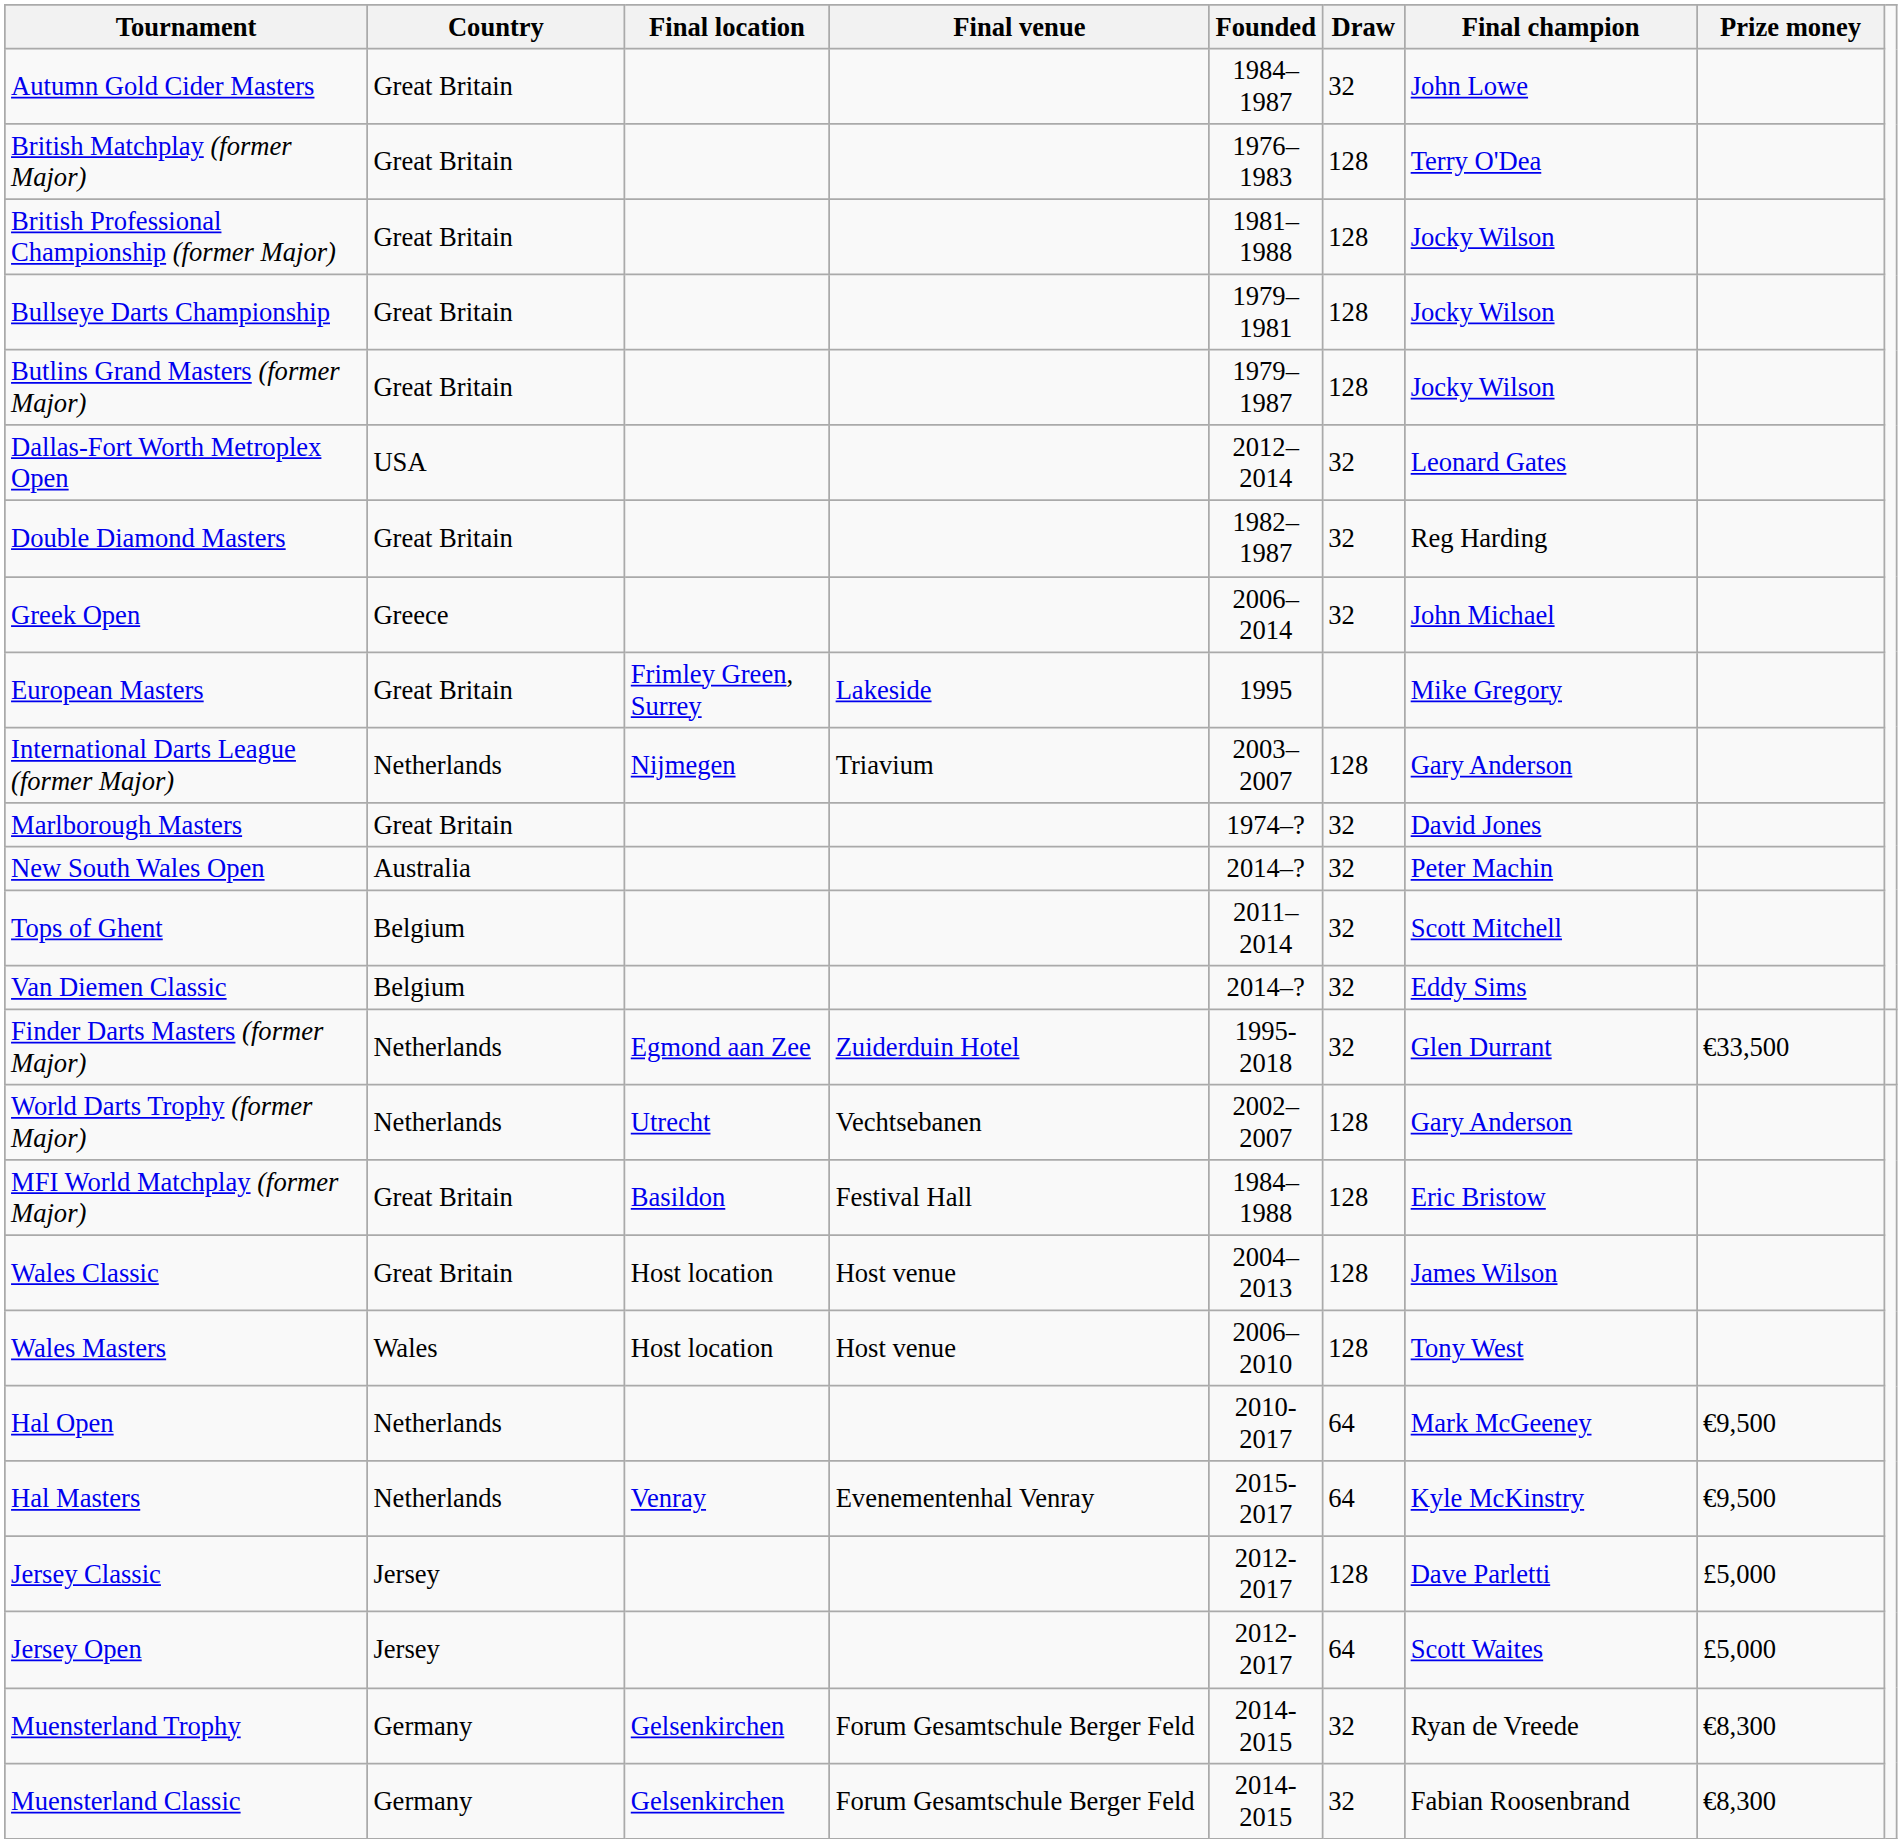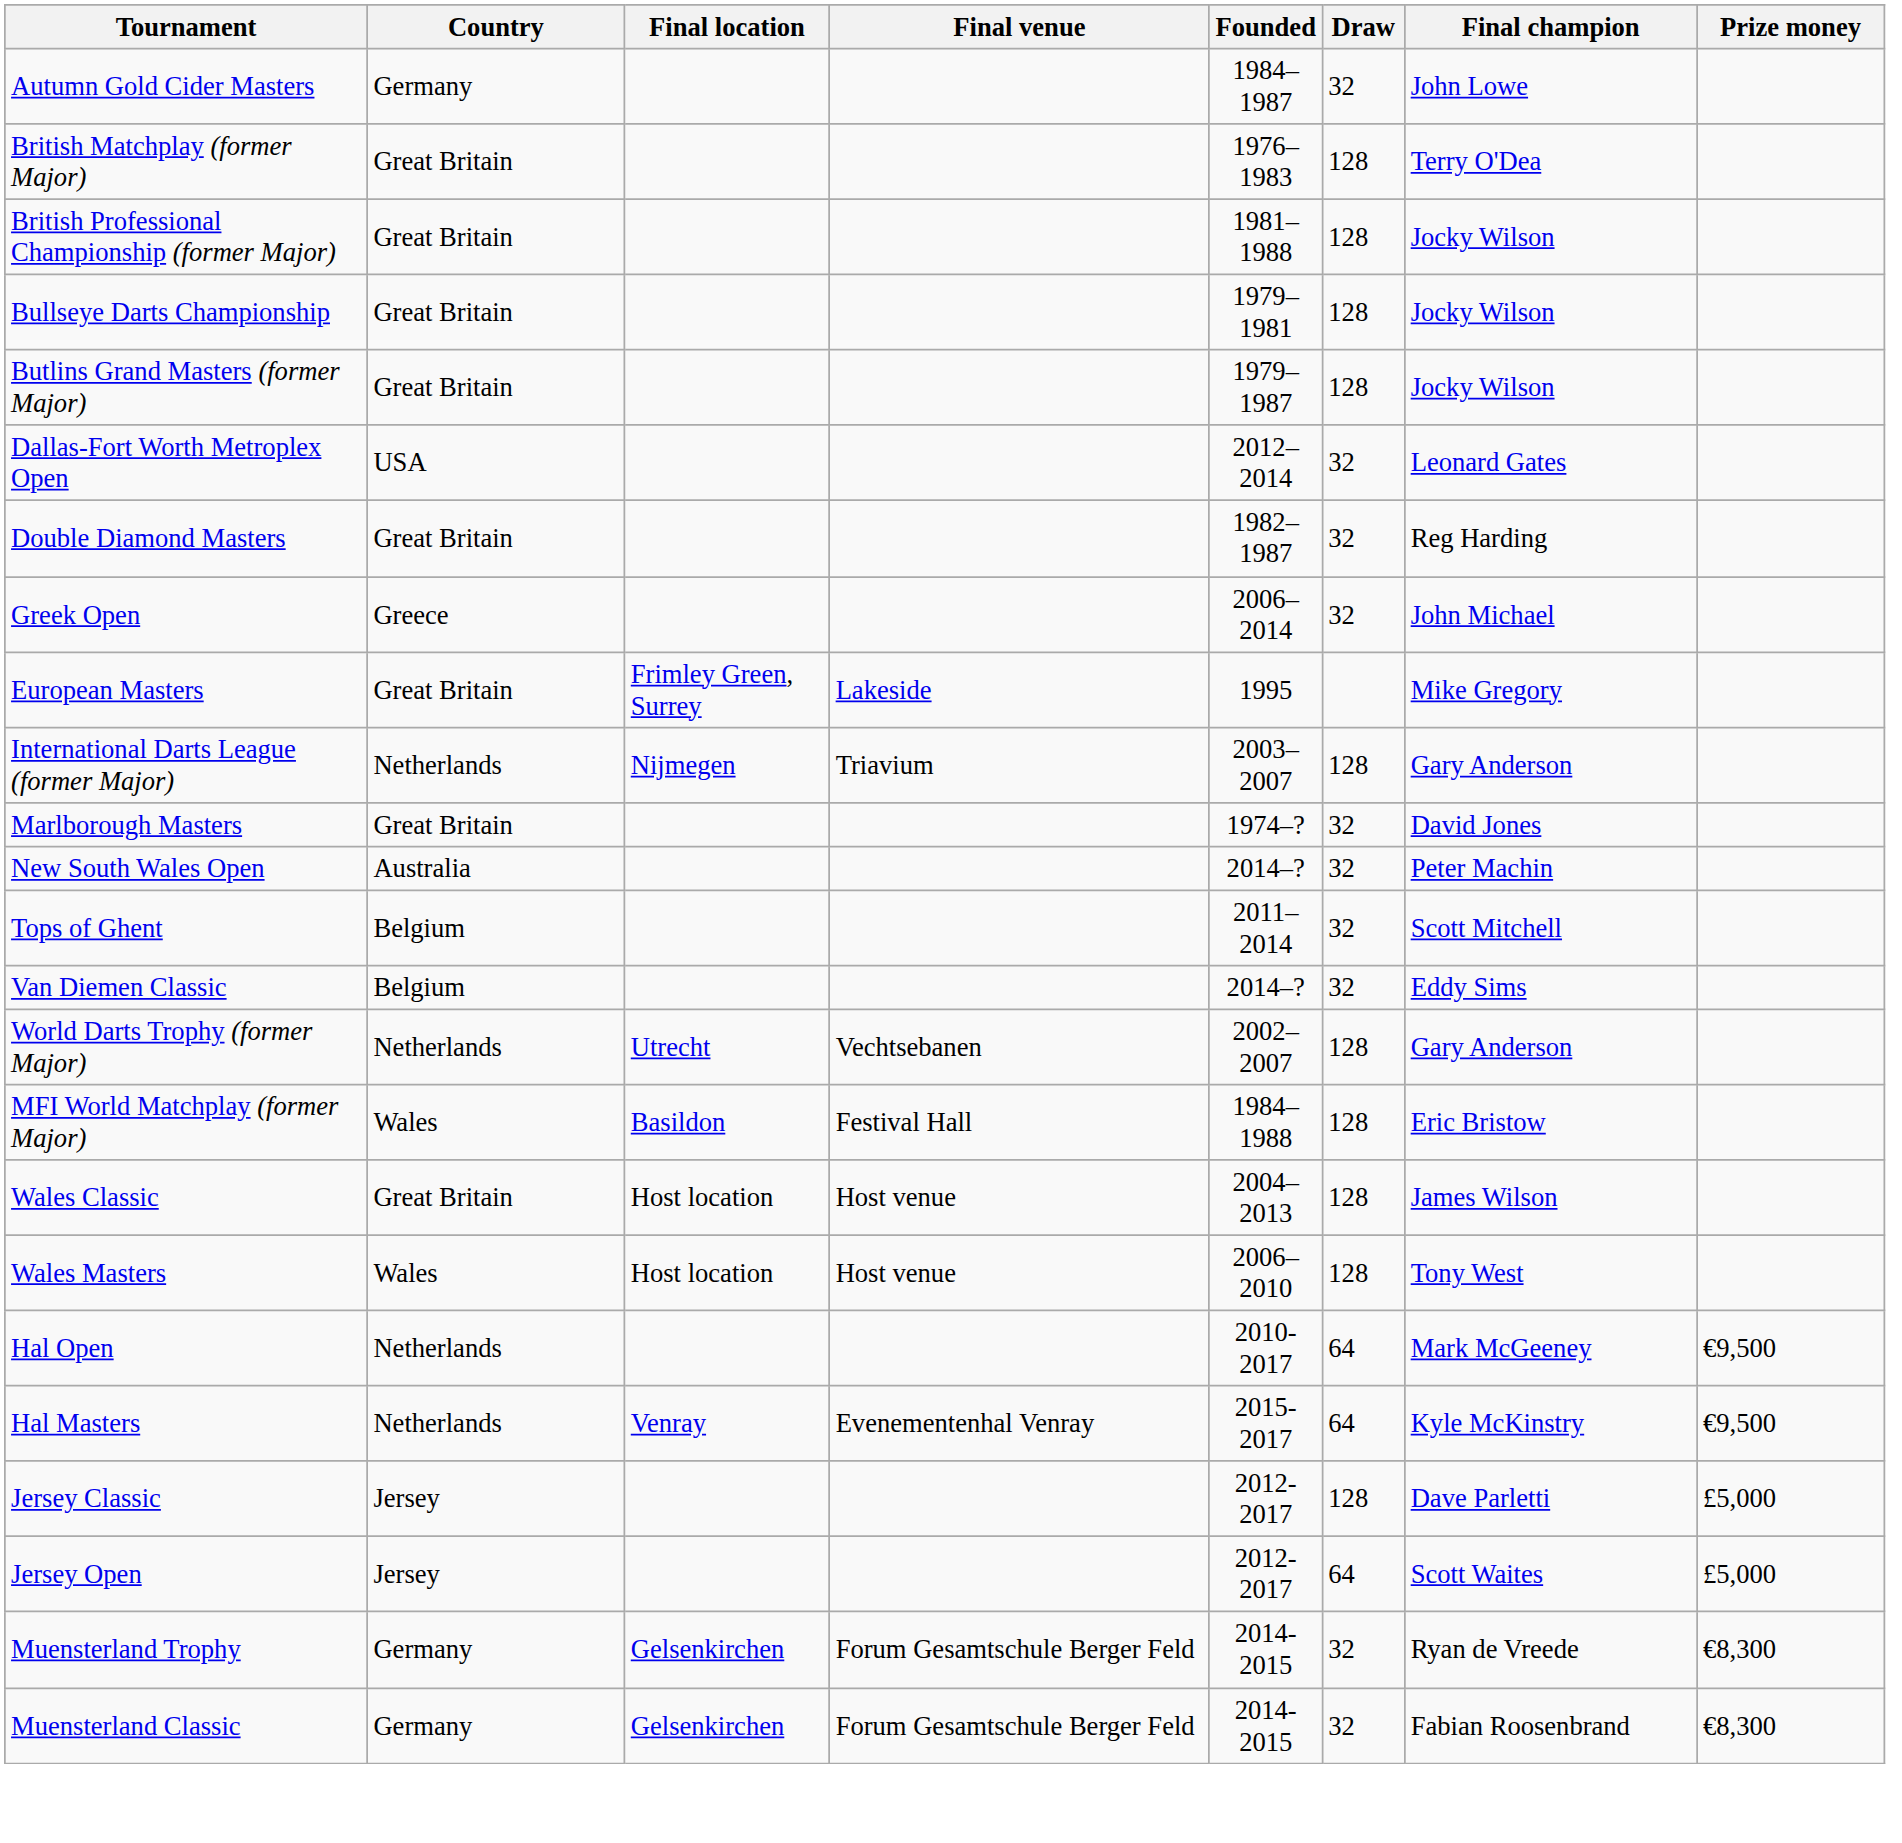(443, 86) Great Britain -> (423, 86) Germany
- row: (167, 1046)
(443, 1197) Great Britain -> (406, 1122) Wales
